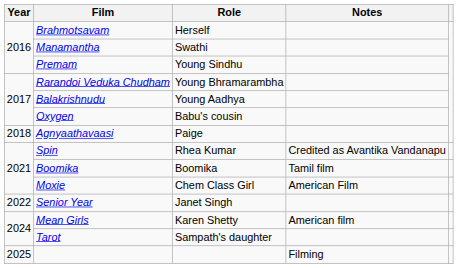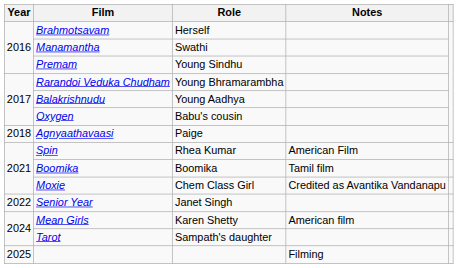(367, 151) Credited as Avantika Vandanapu -> (323, 151) American Film
(323, 185) American Film -> (367, 185) Credited as Avantika Vandanapu
